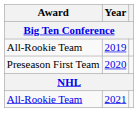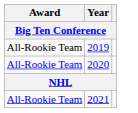(53, 64) Preseason First Team -> (45, 64) All-Rookie Team
